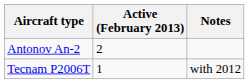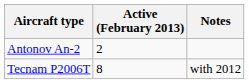(99, 68) 1 -> (99, 68) 8
